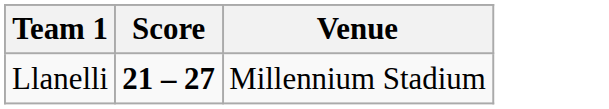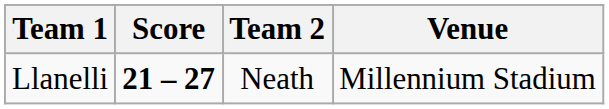+ column: (277, 28)
